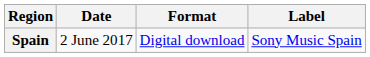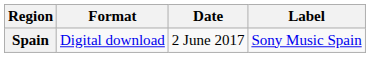columns swapped: (96, 16) <-> (192, 16)
